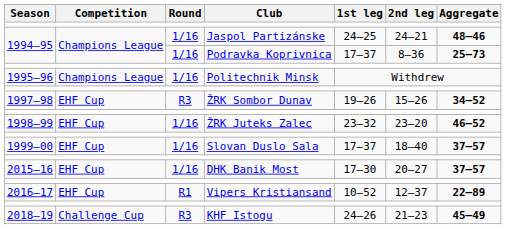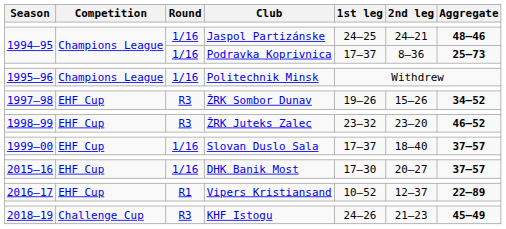(185, 123) 1/16 -> (185, 123) R3
